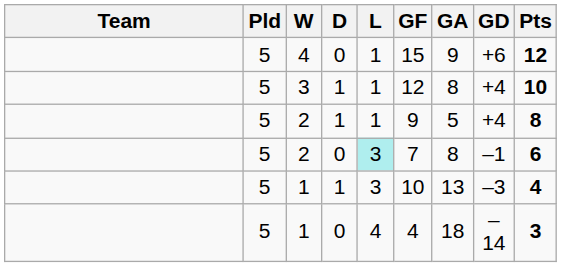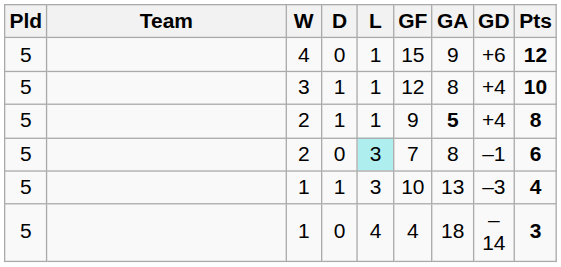columns swapped: (124, 21) <-> (265, 21)
(453, 120) normal -> (453, 120) bold
